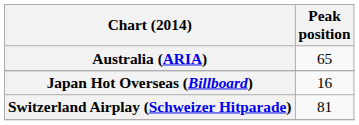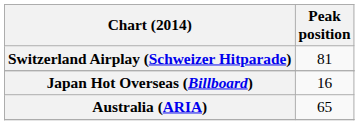rows swapped: (150, 58) <-> (150, 107)
